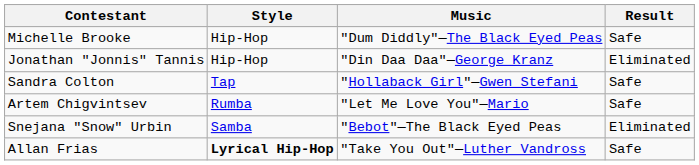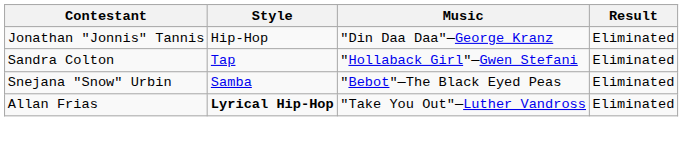- row: (69, 38)
(625, 82) Safe -> (633, 60) Eliminated
- row: (77, 105)
(625, 149) Safe -> (633, 105) Eliminated
